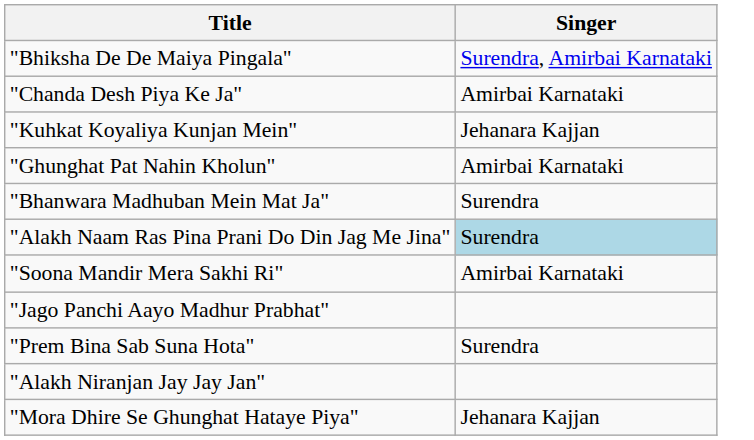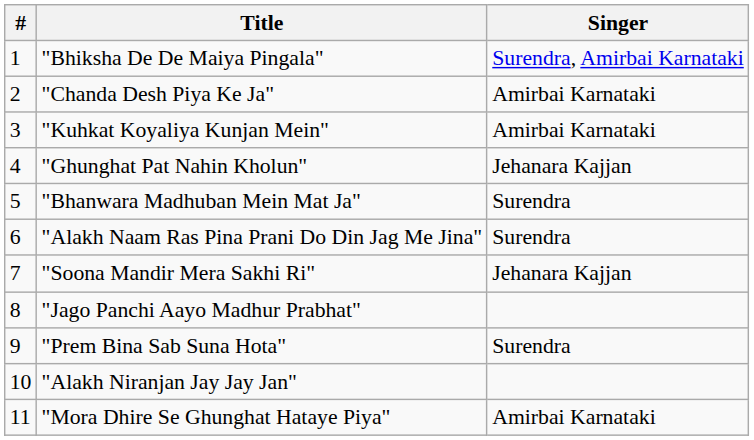+ column: (21, 22)
(530, 130) Jehanara Kajjan -> (574, 130) Amirbai Karnataki
(542, 165) Amirbai Karnataki -> (562, 165) Jehanara Kajjan
(500, 237) lightblue background -> (531, 237) no background
(542, 273) Amirbai Karnataki -> (562, 273) Jehanara Kajjan
(530, 416) Jehanara Kajjan -> (574, 416) Amirbai Karnataki
